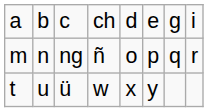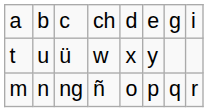rows swapped: (71, 55) <-> (65, 89)
